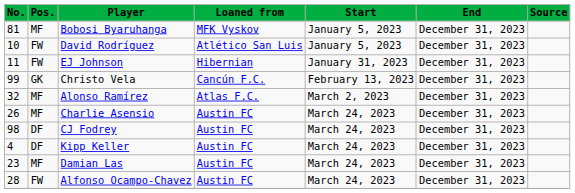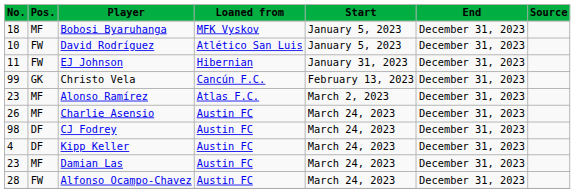(13, 30) 81 -> (13, 30) 18
(13, 97) 32 -> (13, 97) 23
